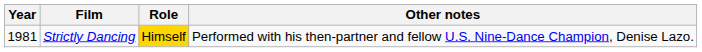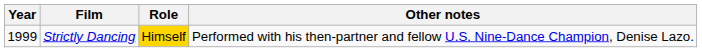(22, 36) 1981 -> (22, 36) 1999
